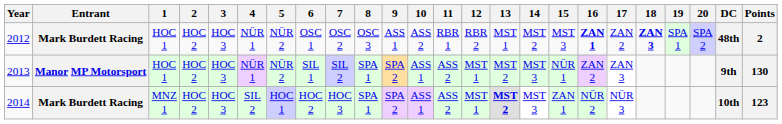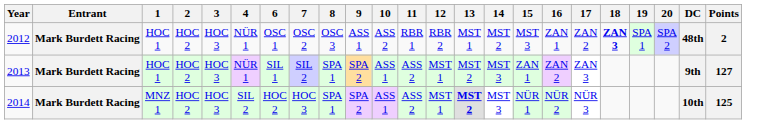- column: (282, 13)
(592, 38) bold -> (557, 38) normal
(91, 70) Manor MP Motorsport -> (87, 70) Mark Burdett Racing
(563, 70) NÜR 1 -> (527, 70) ZAN 1
(760, 70) 130 -> (724, 70) 127
(563, 102) ZAN 1 -> (527, 102) NÜR 1
(760, 102) 123 -> (724, 102) 125
